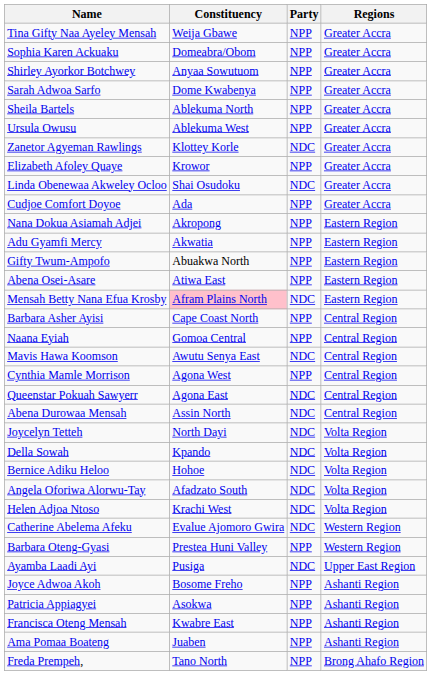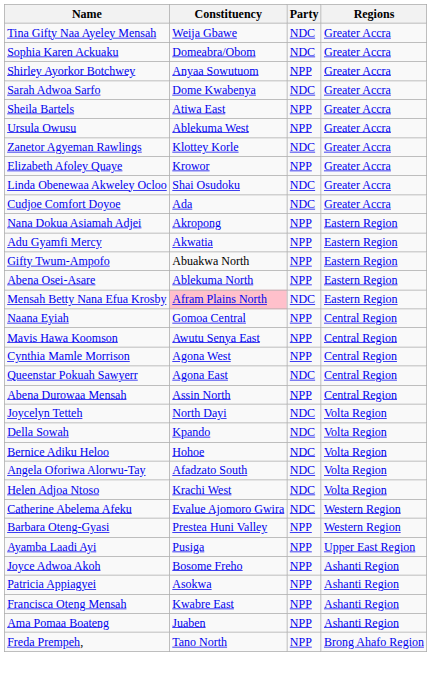(301, 33) NPP -> (302, 33) NDC
(301, 52) NPP -> (302, 52) NDC
(301, 90) NPP -> (302, 90) NDC
(213, 109) Ablekuma North -> (199, 109) Atiwa East
(301, 204) NPP -> (302, 204) NDC
(199, 280) Atiwa East -> (213, 280) Ablekuma North
- row: (55, 318)
(302, 356) NDC -> (301, 337) NPP
(302, 413) NDC -> (301, 394) NPP
(302, 565) NDC -> (301, 546) NPP
